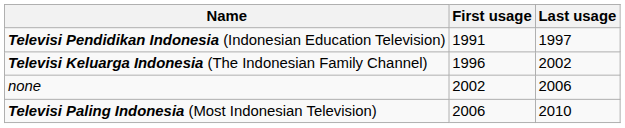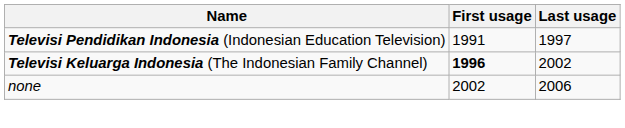(469, 63) normal -> (469, 63) bold
- row: (192, 110)
